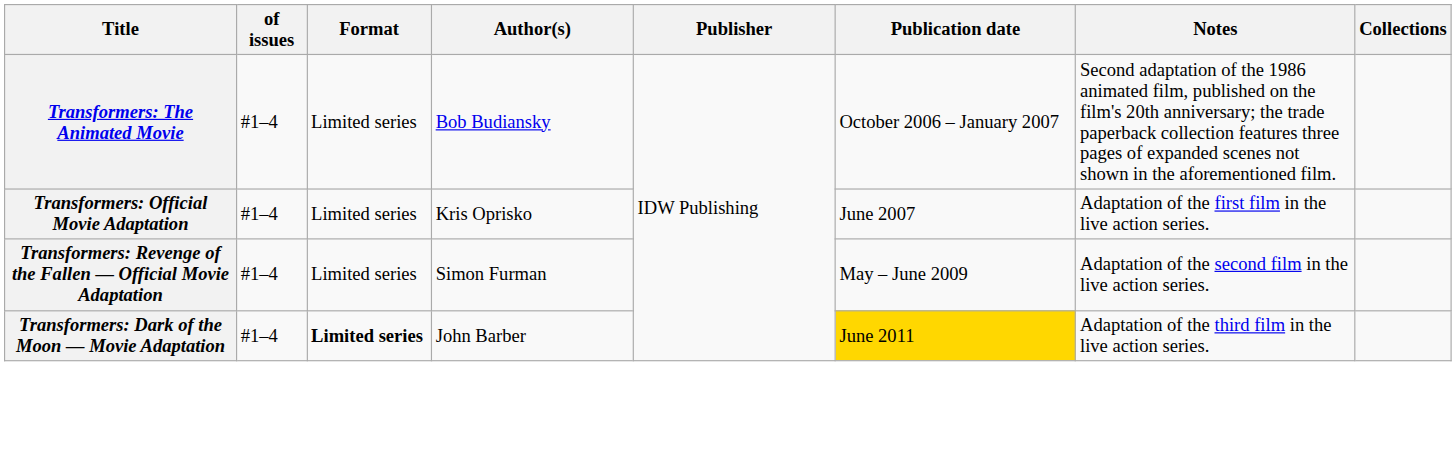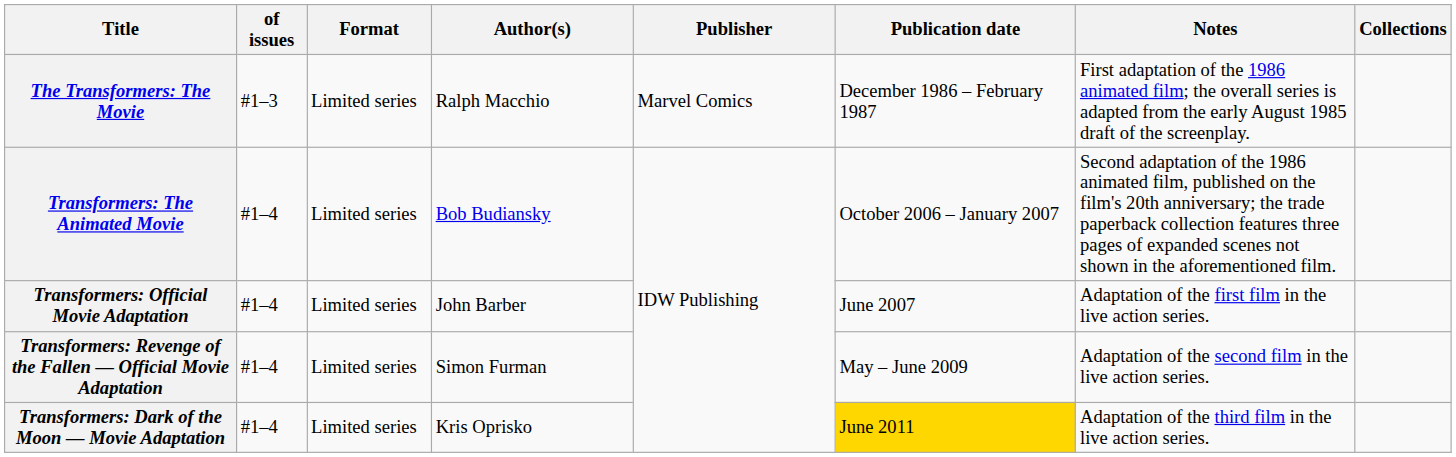+ row: (120, 100)
(484, 213) Kris Oprisko -> (481, 305) John Barber
(367, 335) bold -> (364, 427) normal
(481, 335) John Barber -> (484, 427) Kris Oprisko
